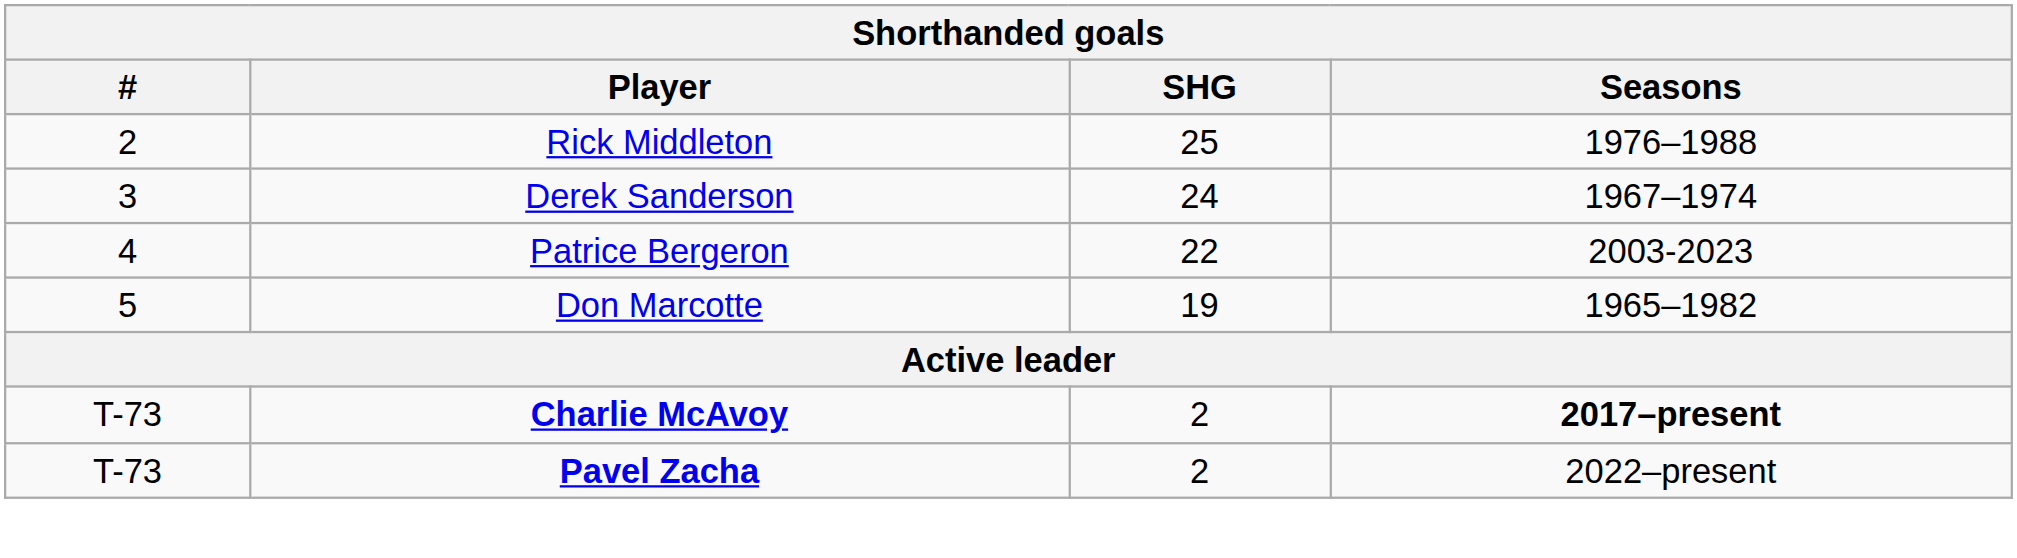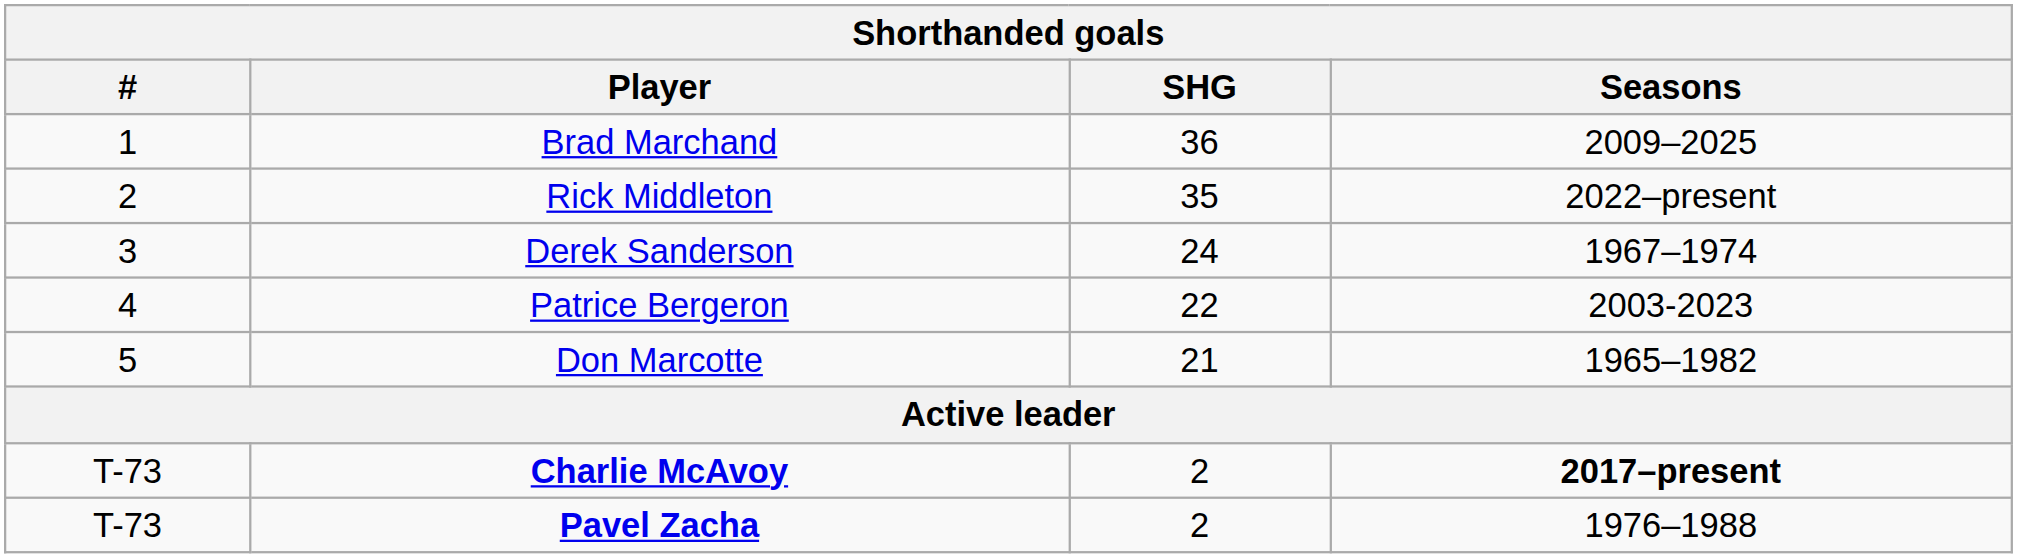+ row: (659, 142)
(1200, 142) 25 -> (1200, 196) 35
(1671, 142) 1976–1988 -> (1671, 196) 2022–present
(1200, 306) 19 -> (1200, 360) 21
(1671, 470) 2022–present -> (1671, 524) 1976–1988
